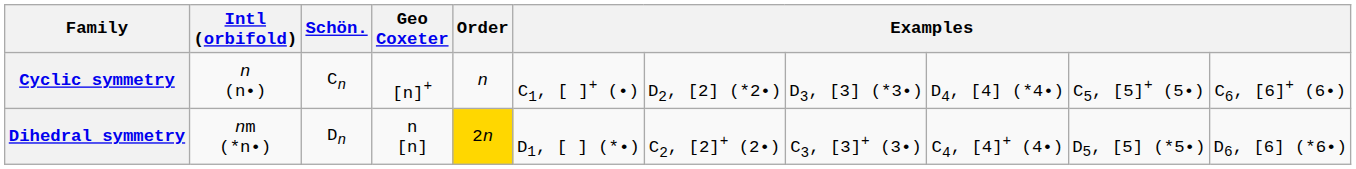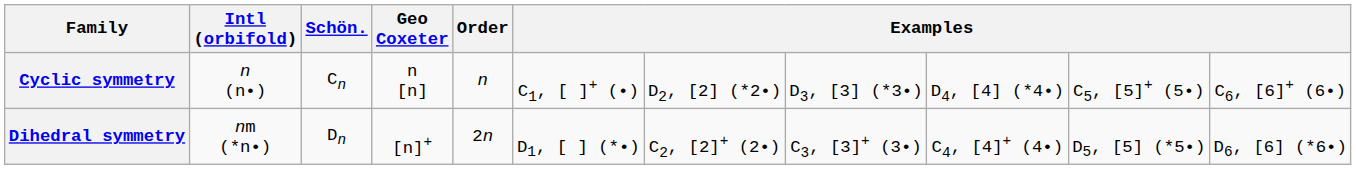(412, 91) [n]+ -> (412, 81) n [n]
(412, 137) n [n] -> (412, 147) [n]+
(483, 137) gold background -> (483, 137) no background
